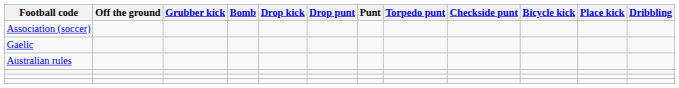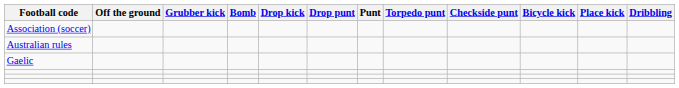rows swapped: (39, 61) <-> (20, 45)
